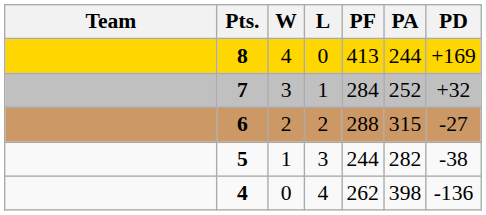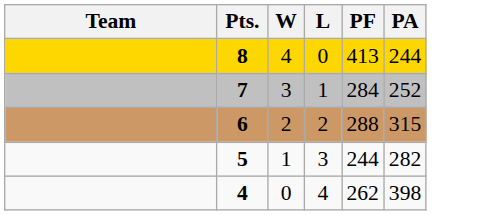- column: (453, 21)
